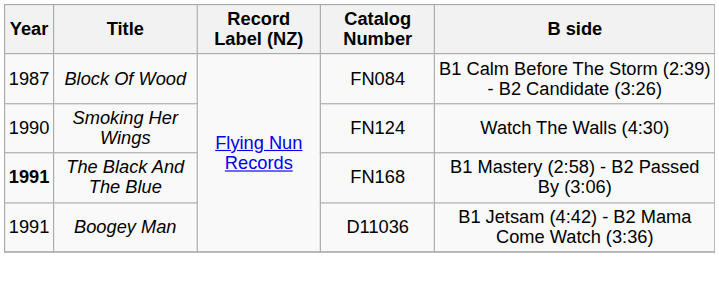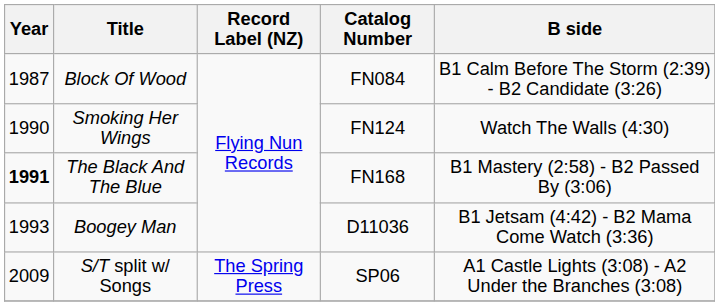(29, 227) 1991 -> (29, 227) 1993
+ row: (125, 276)
